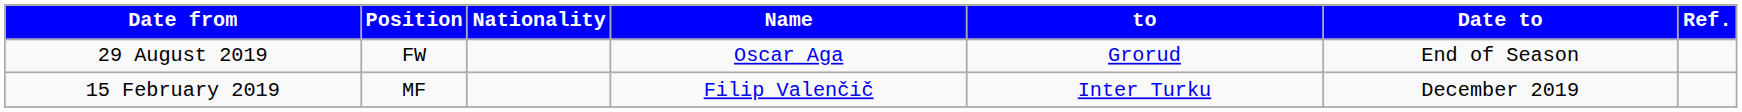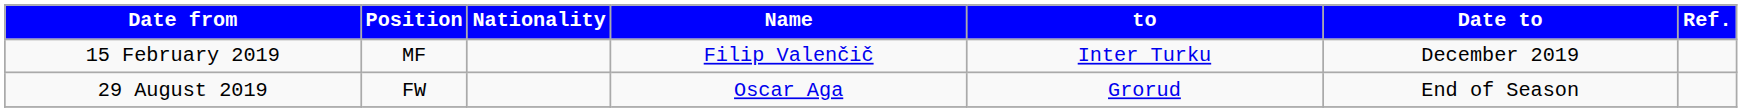rows swapped: (183, 90) <-> (183, 56)
